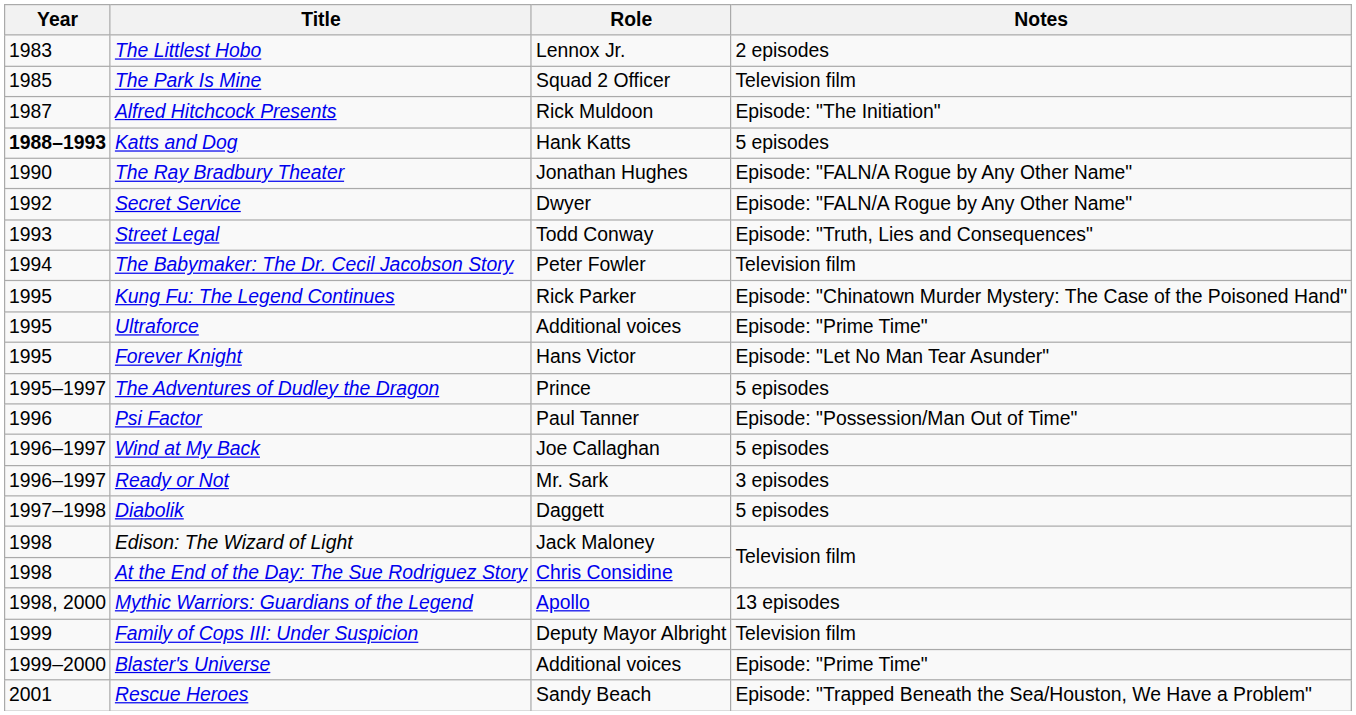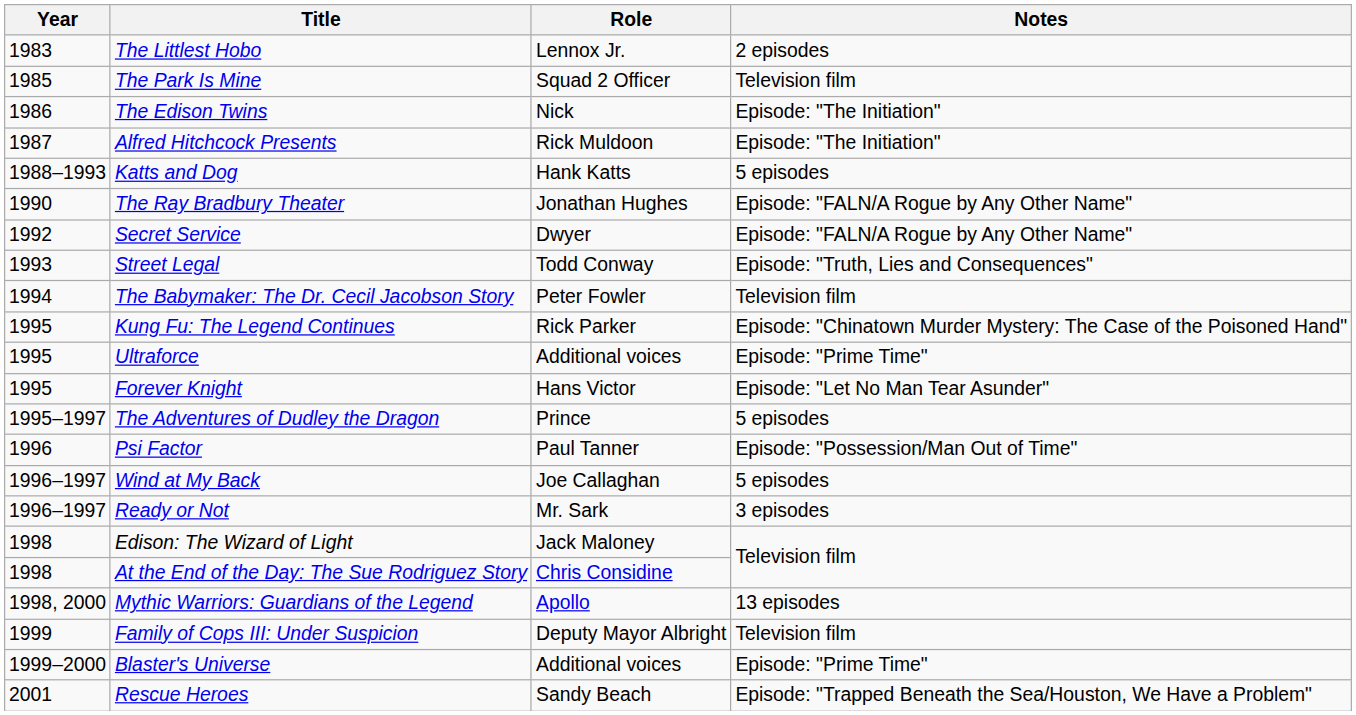+ row: (191, 111)
(58, 142) bold -> (58, 173) normal
- row: (149, 511)
